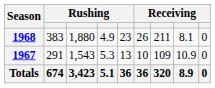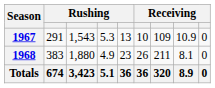rows swapped: (24, 55) <-> (24, 37)
